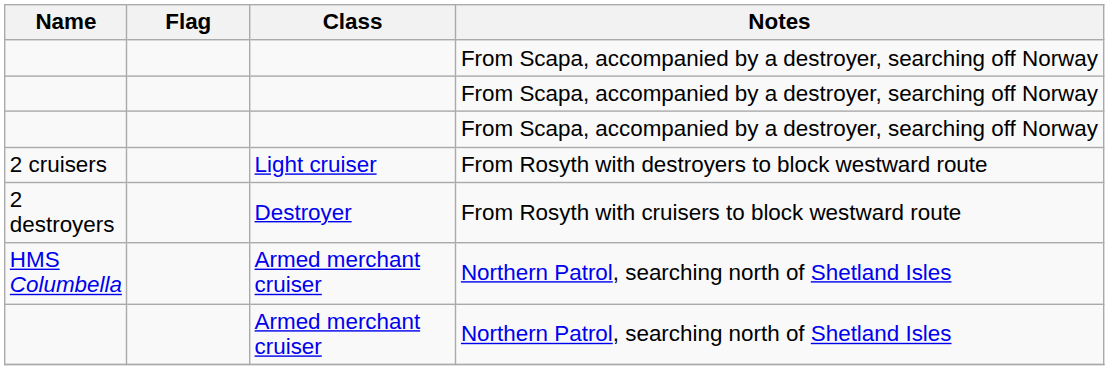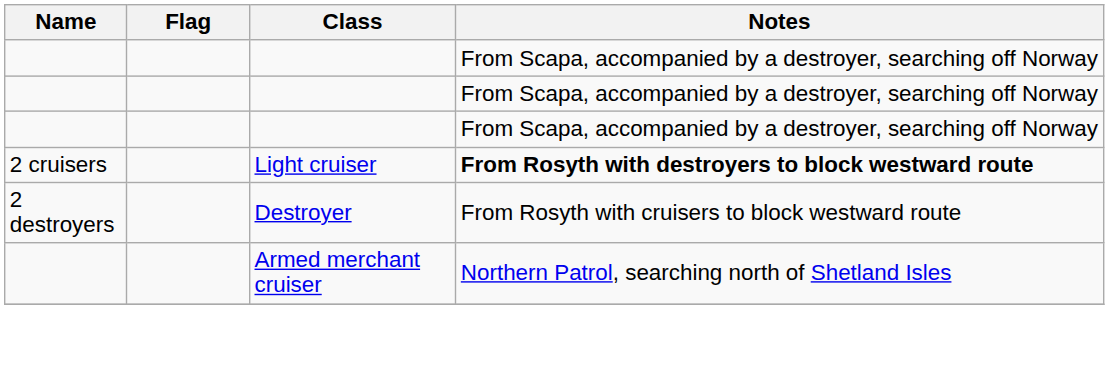(724, 164) normal -> (747, 164) bold
- row: (66, 273)
